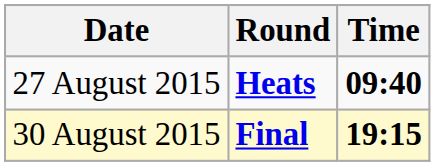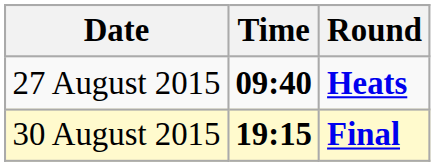columns swapped: (384, 30) <-> (283, 30)
